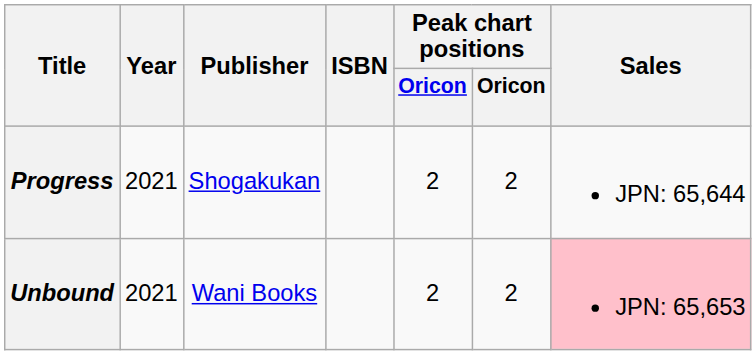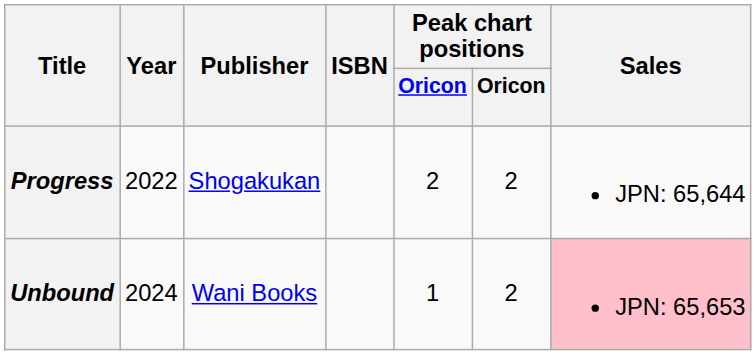(151, 181) 2021 -> (151, 181) 2022
(151, 293) 2021 -> (151, 293) 2024
(433, 293) 2 -> (433, 293) 1
